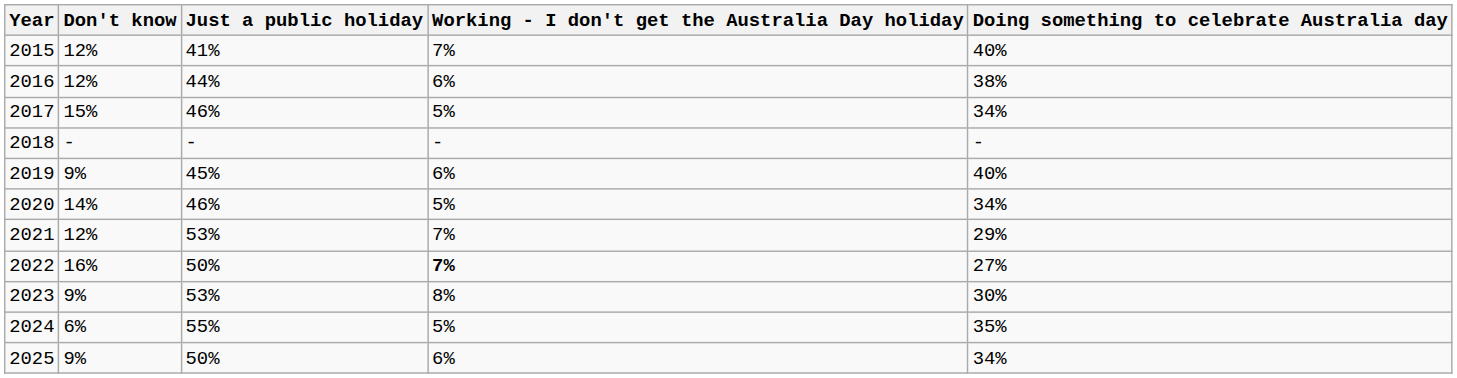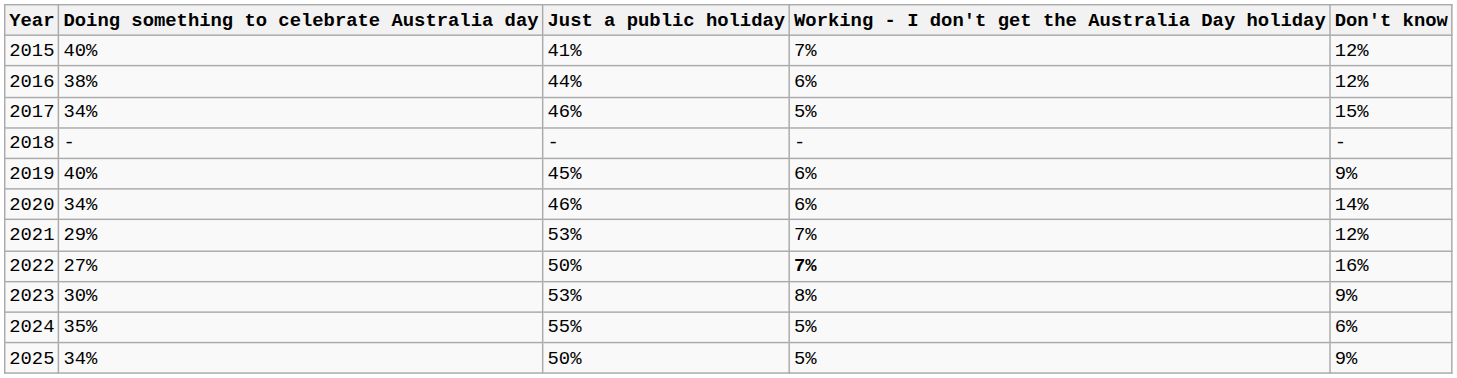columns swapped: (1210, 20) <-> (120, 20)
(443, 204) 5% -> (805, 204) 6%
(443, 358) 6% -> (805, 358) 5%
